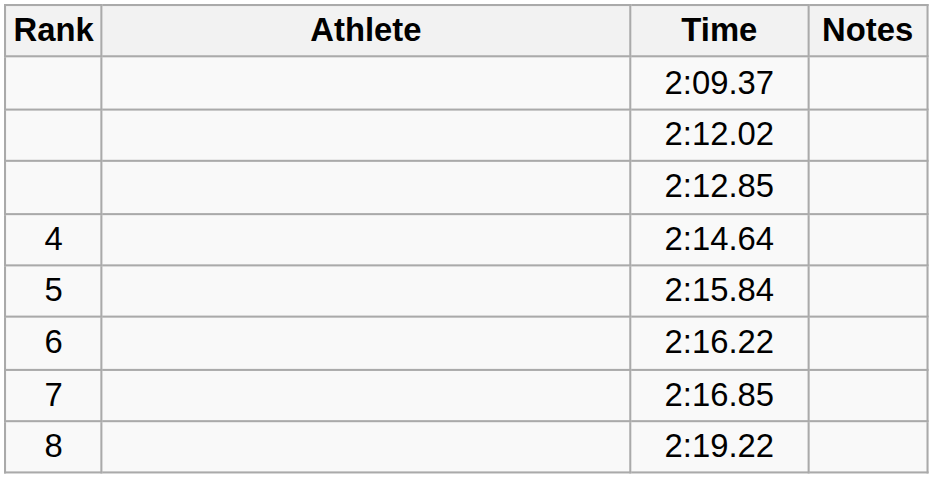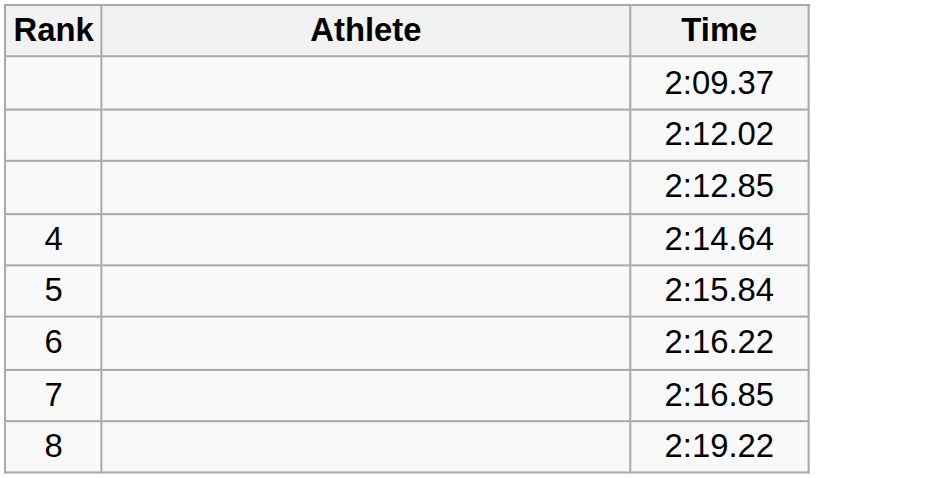- column: (868, 30)
